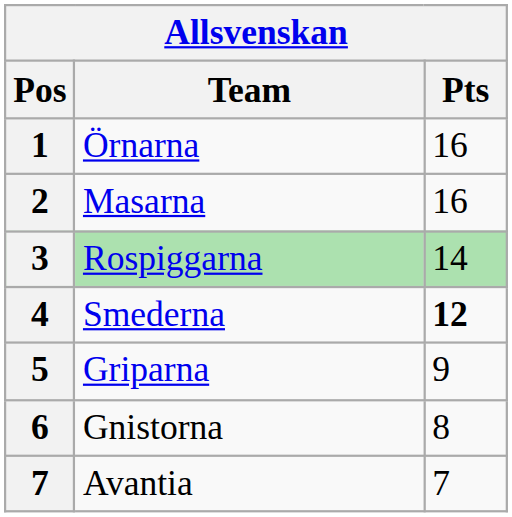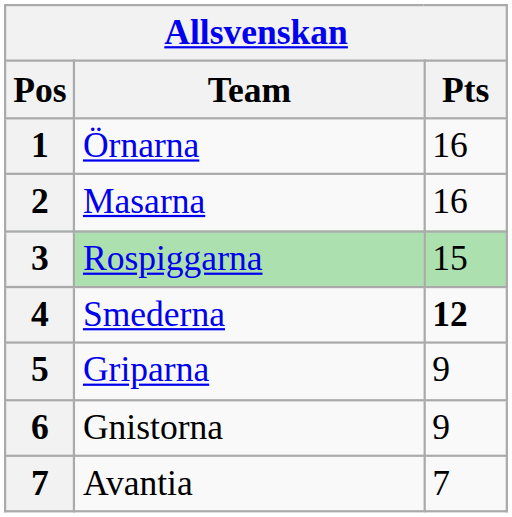(450, 257) 14 -> (450, 257) 15
(441, 426) 8 -> (441, 426) 9
